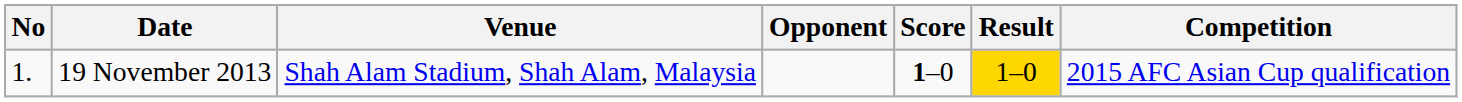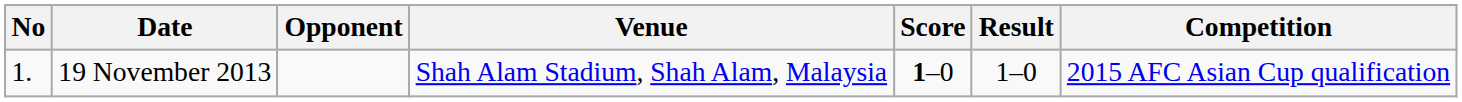columns swapped: (520, 26) <-> (828, 26)
(1016, 72) gold background -> (1016, 72) no background
